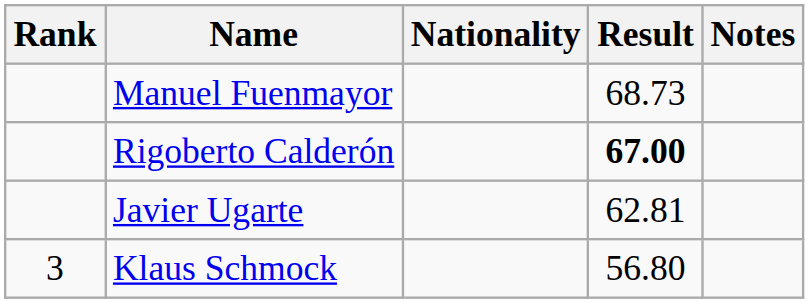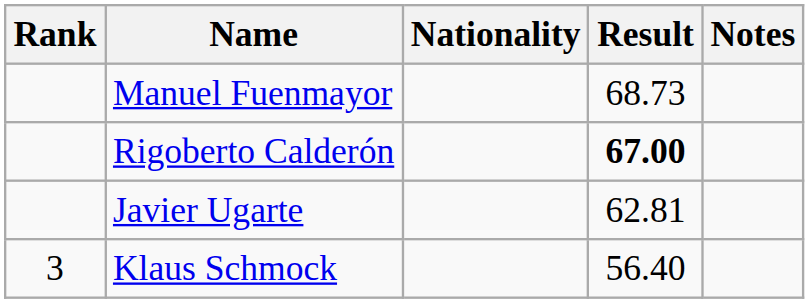(646, 268) 56.80 -> (646, 268) 56.40
